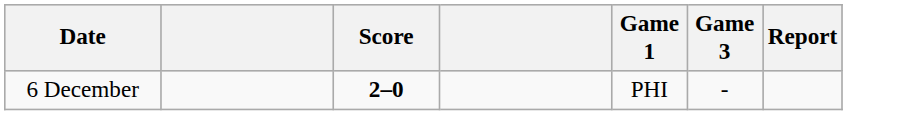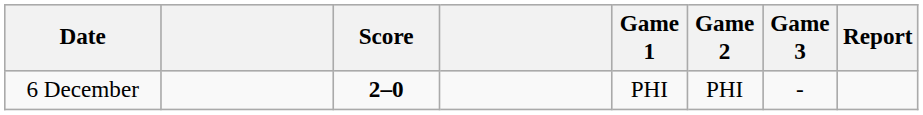+ column: (725, 37)
